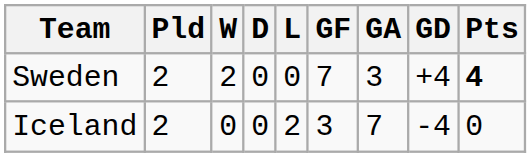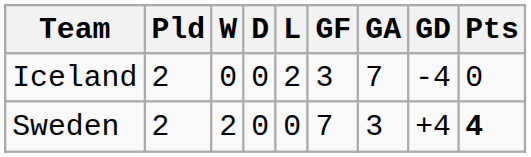rows swapped: (66, 78) <-> (75, 126)
